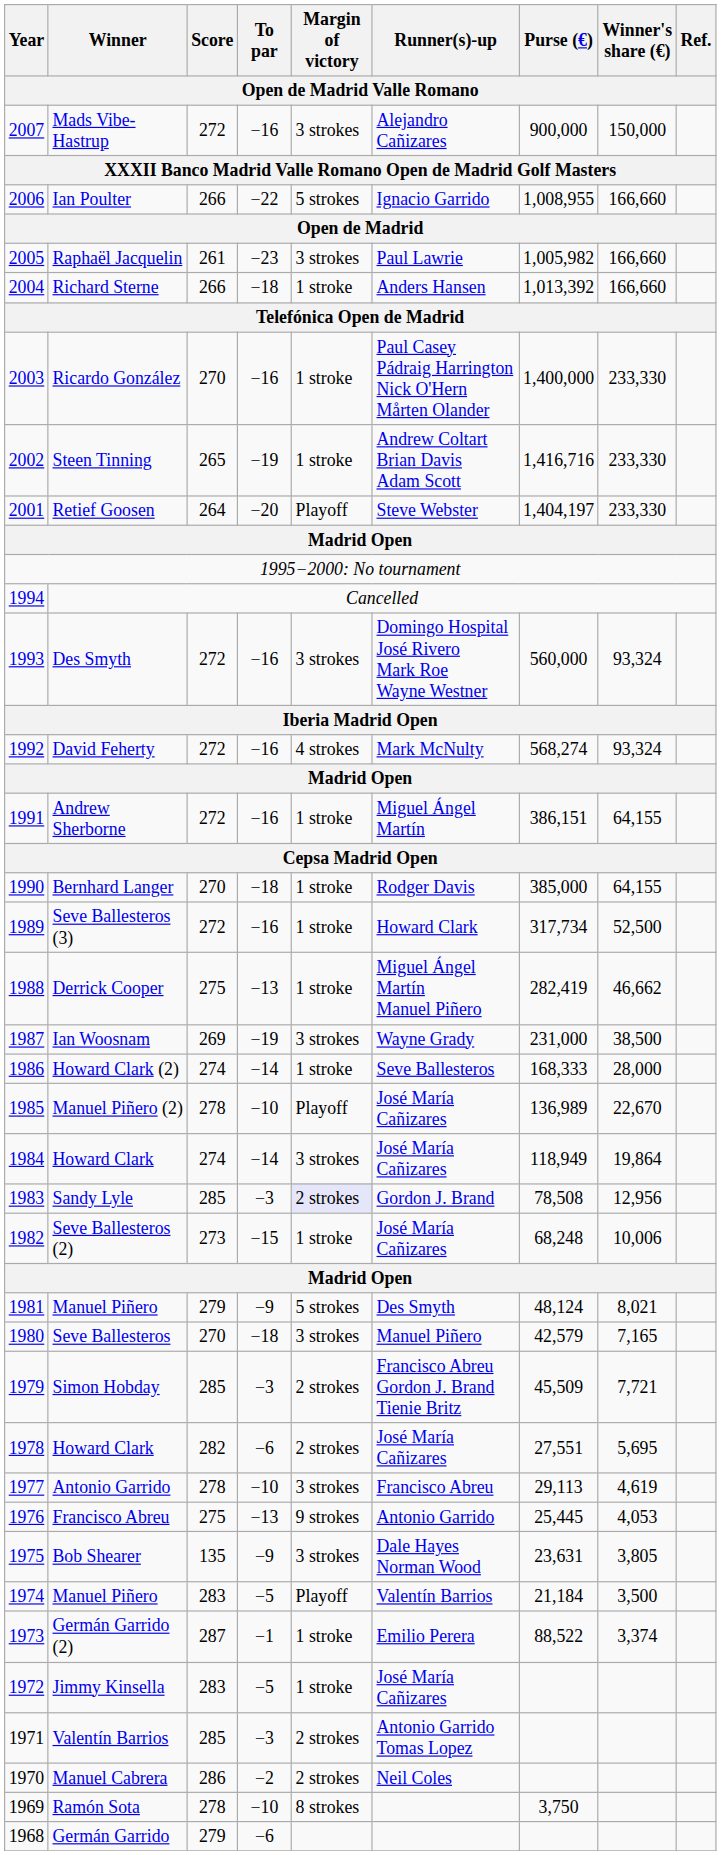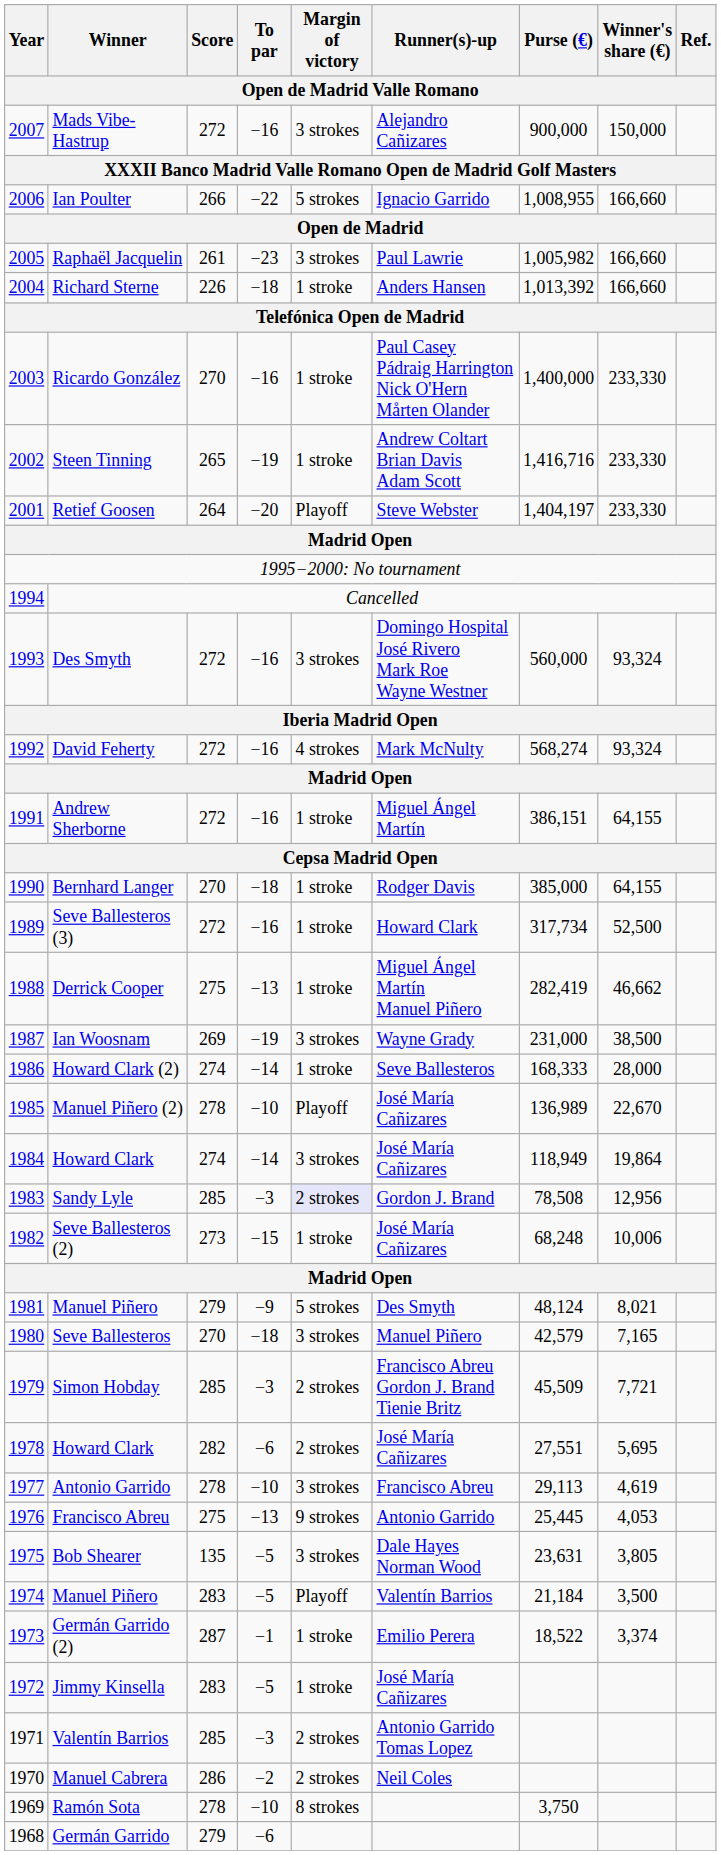(212, 287) 266 -> (212, 287) 226
(264, 1557) −9 -> (264, 1557) −5
(559, 1636) 88,522 -> (559, 1636) 18,522
